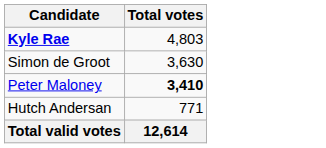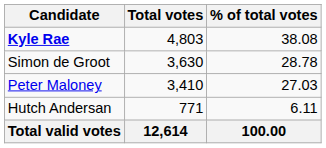+ column: (264, 16)
(185, 85) bold -> (185, 85) normal
